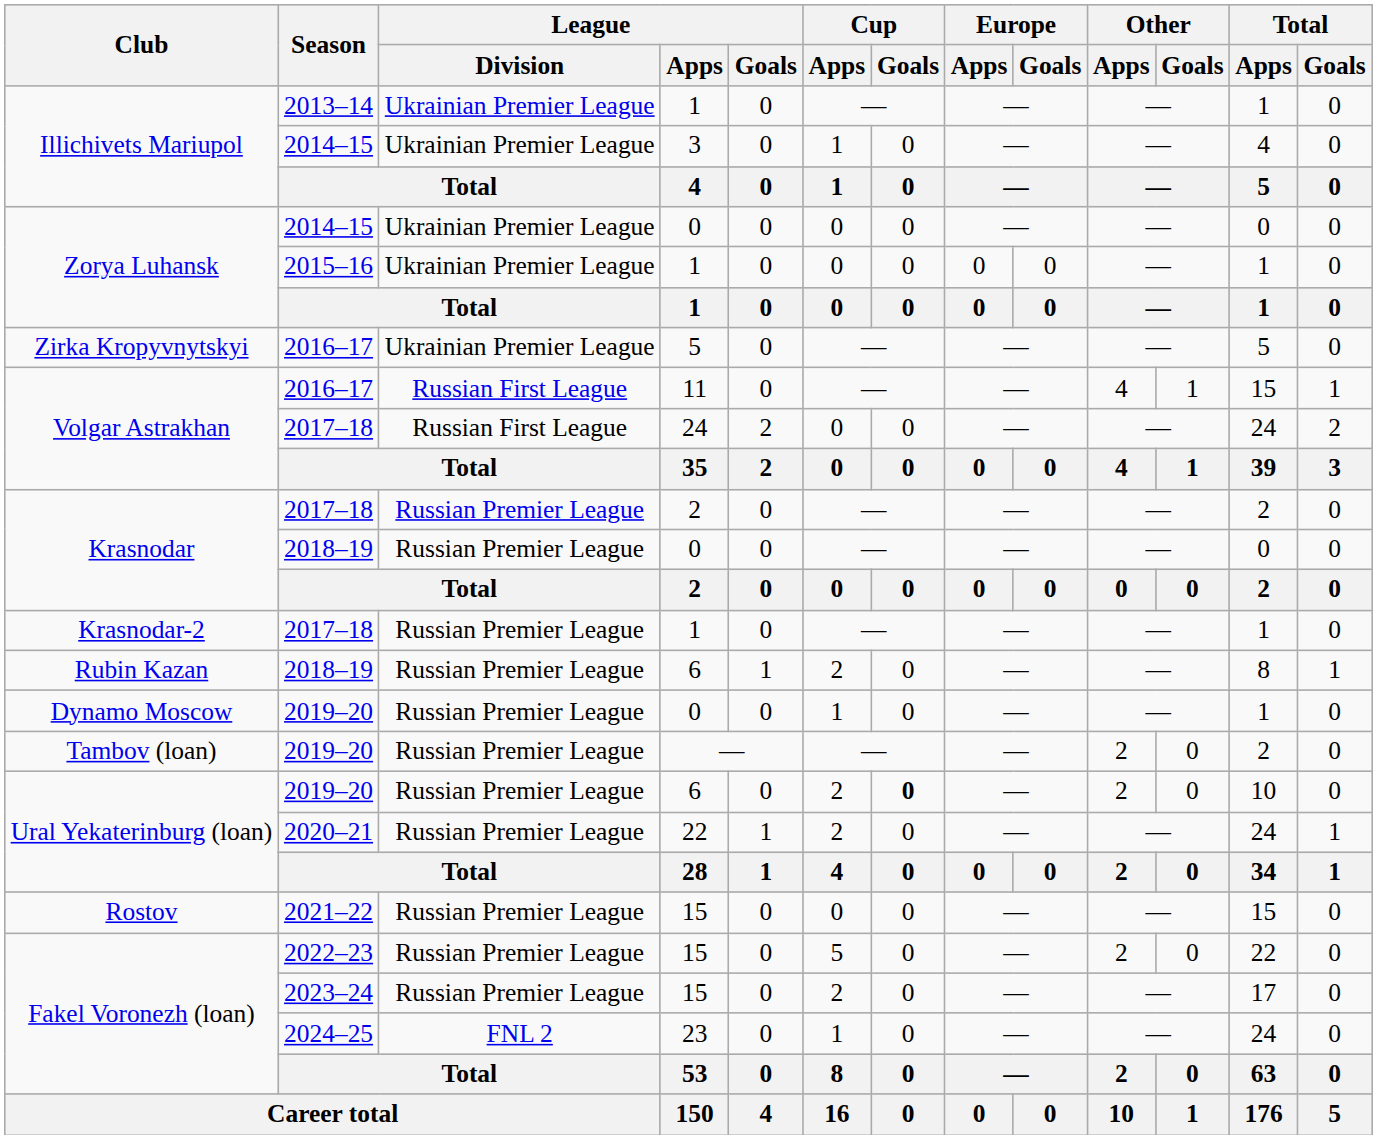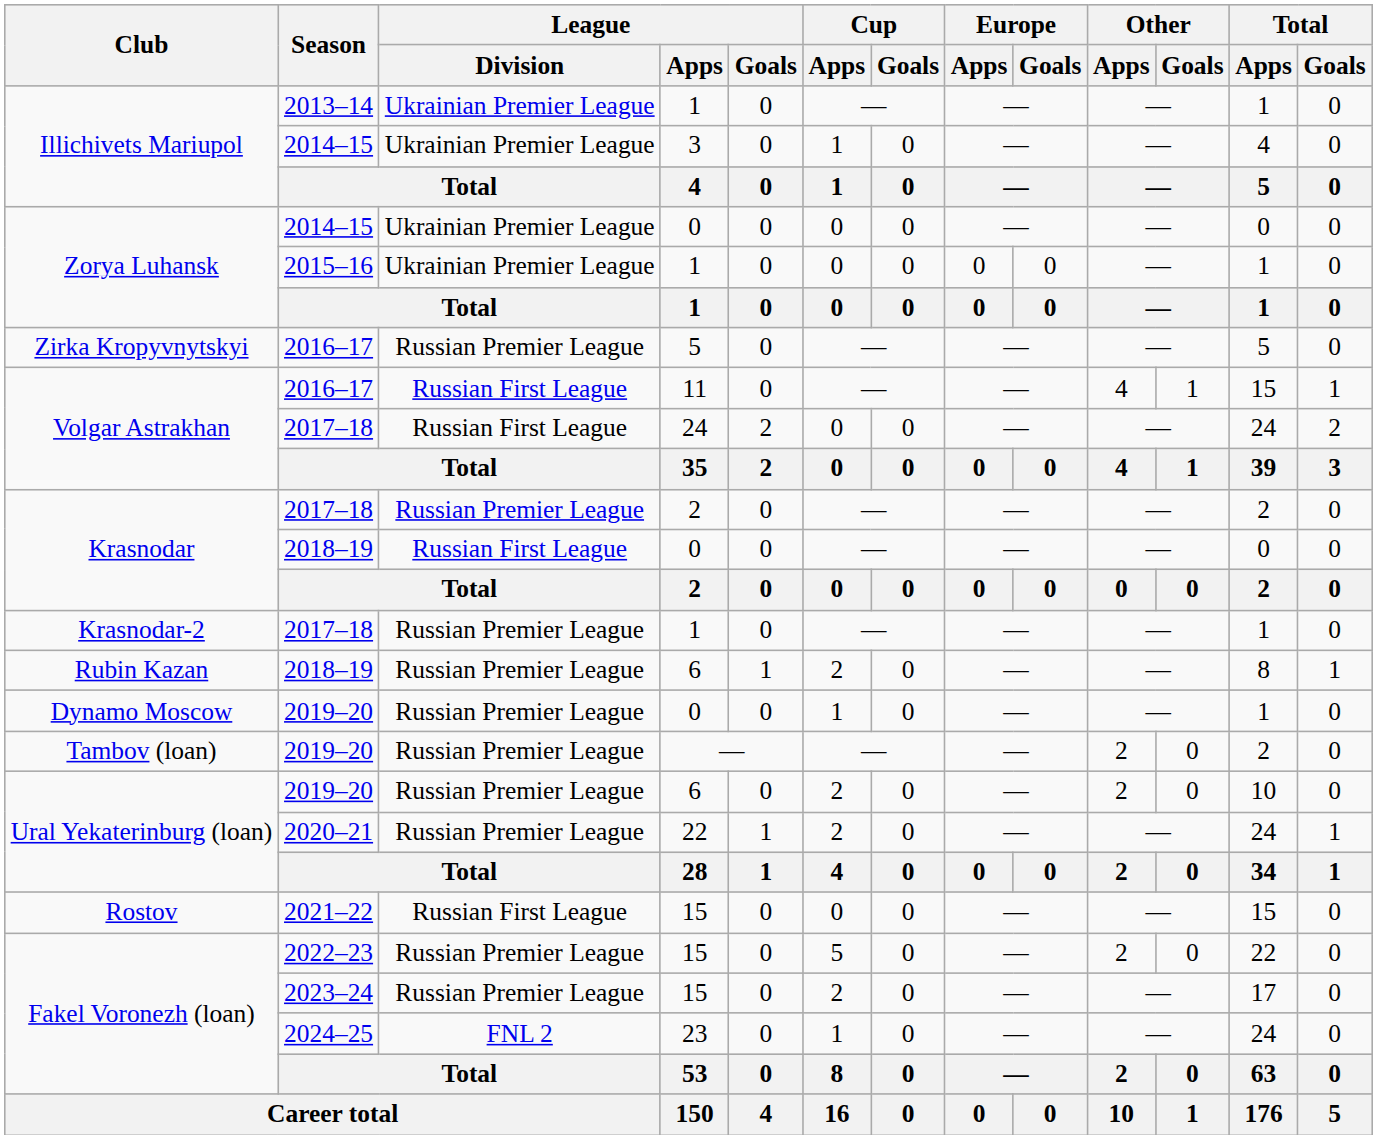(520, 347) Ukrainian Premier League -> (520, 347) Russian Premier League
(520, 549) Russian Premier League -> (520, 549) Russian First League
(908, 791) bold -> (908, 791) normal
(520, 912) Russian Premier League -> (520, 912) Russian First League
